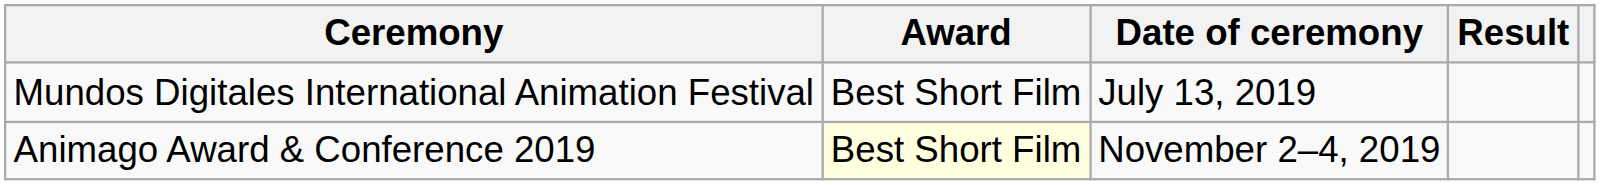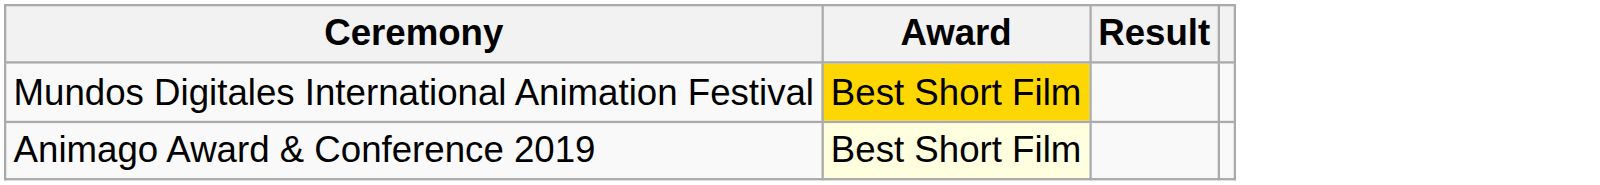- column: (1269, 33)
(956, 91) no background -> (956, 91) gold background
